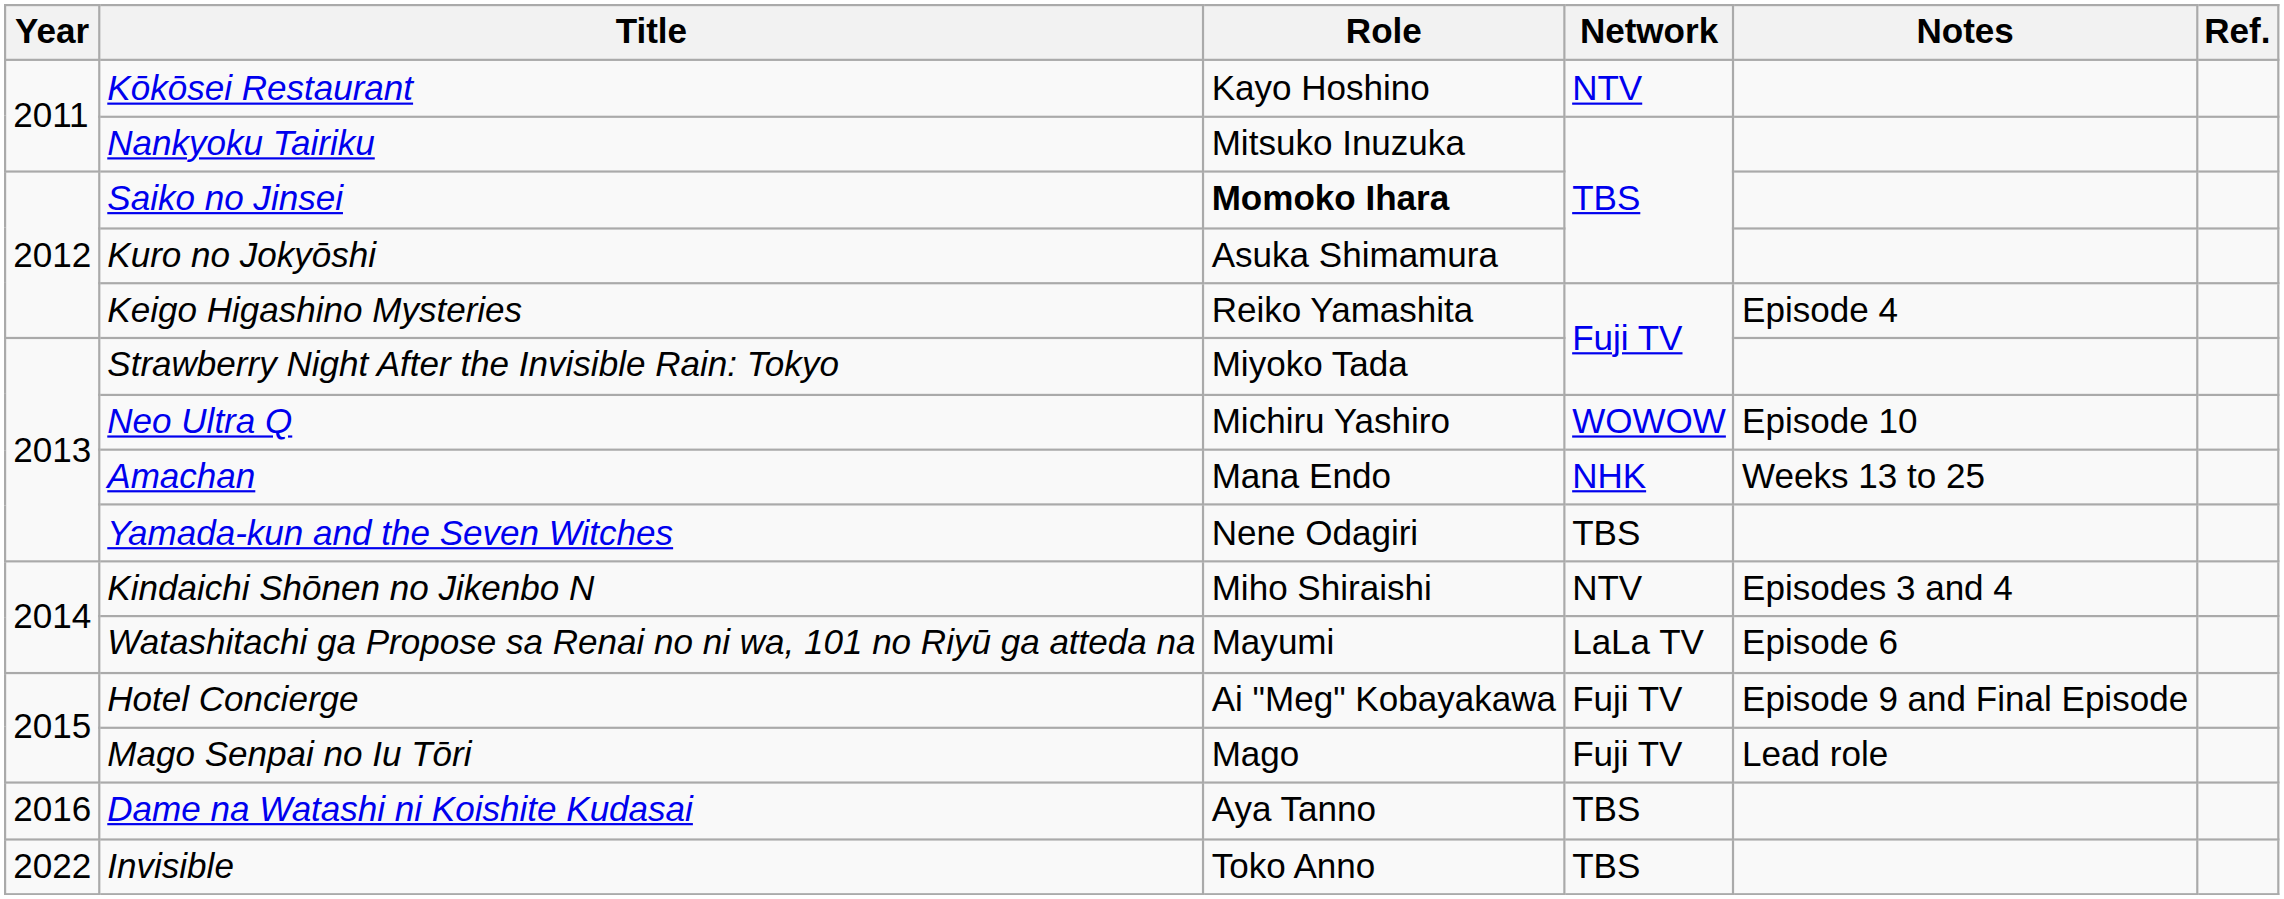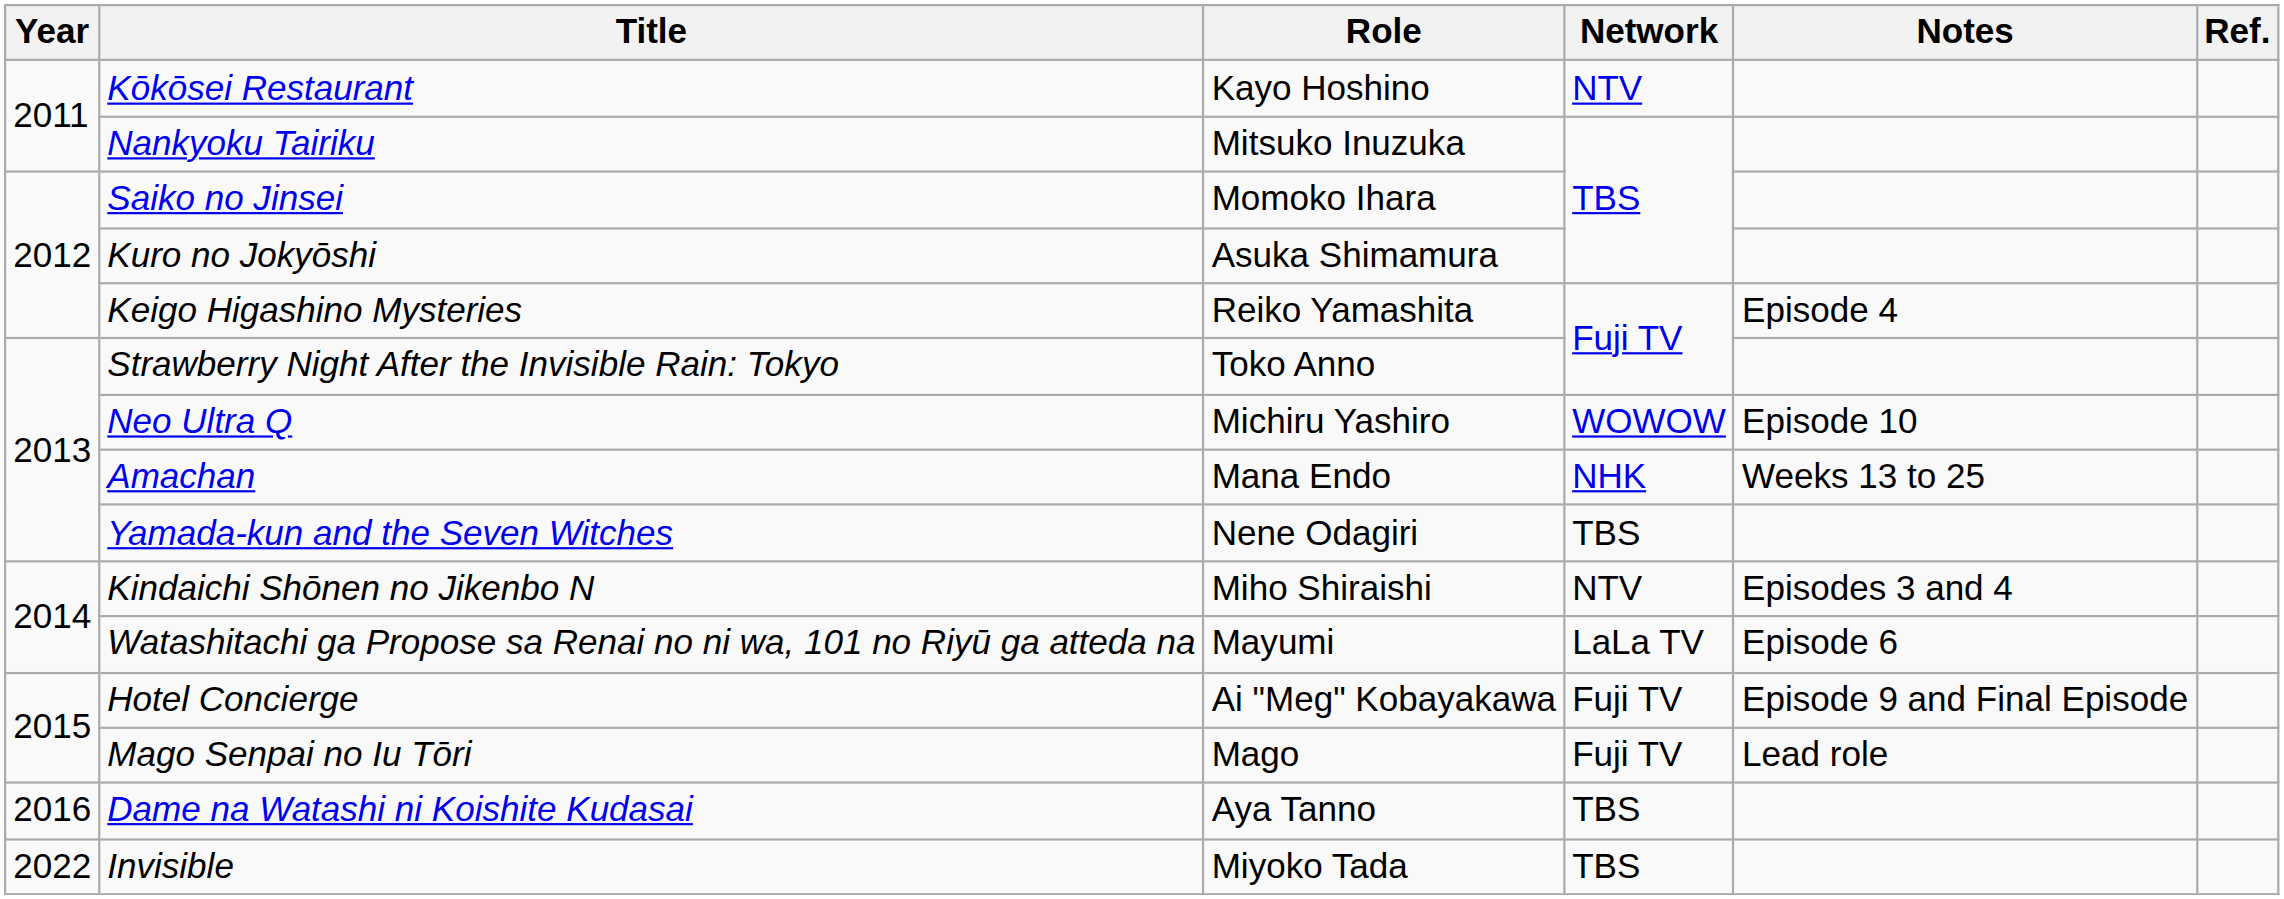(1330, 198) bold -> (1324, 198) normal
(1310, 365) Miyoko Tada -> (1294, 365) Toko Anno
(1294, 865) Toko Anno -> (1310, 865) Miyoko Tada
